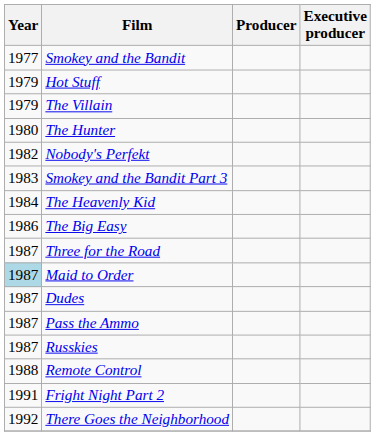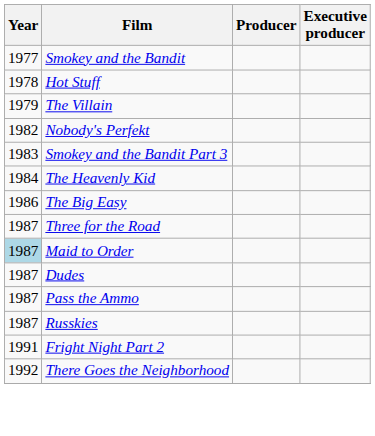(23, 81) 1979 -> (23, 81) 1978
- row: (80, 130)
- row: (93, 371)
